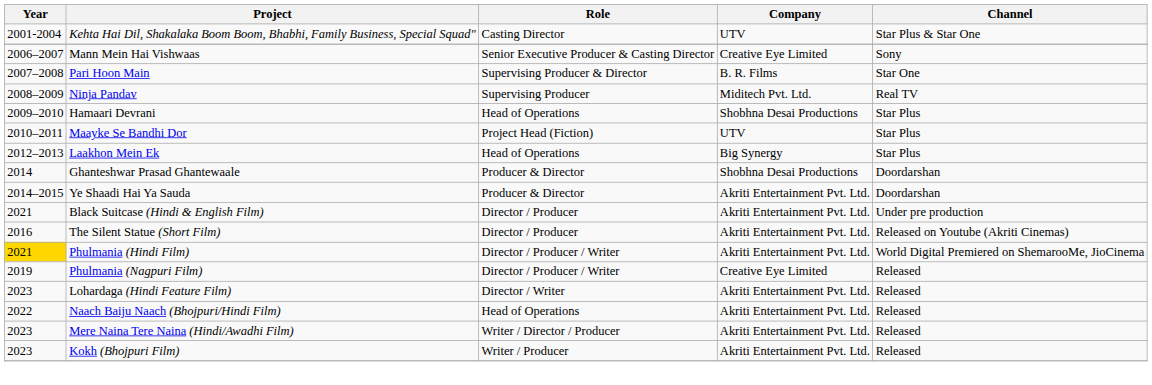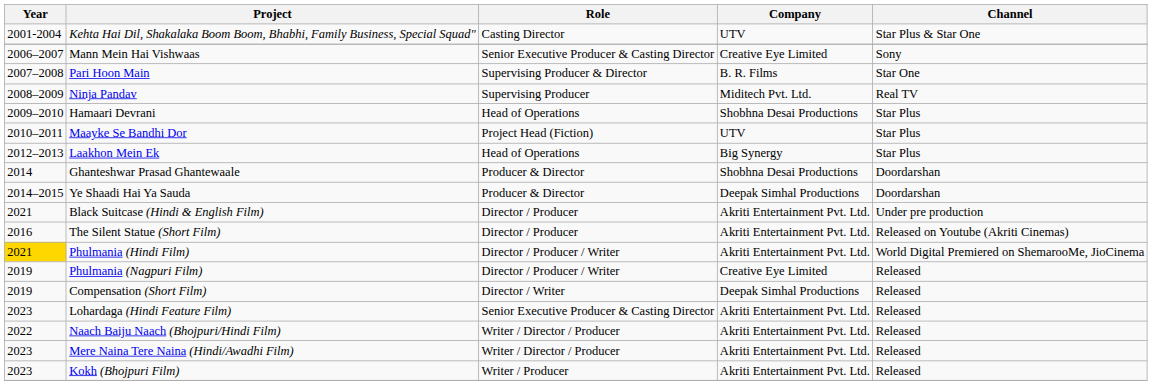(795, 192) Akriti Entertainment Pvt. Ltd. -> (790, 192) Deepak Simhal Productions
+ row: (138, 291)
(523, 291) Director / Writer -> (598, 311) Senior Executive Producer & Casting Director
(530, 311) Head of Operations -> (551, 331) Writer / Director / Producer
